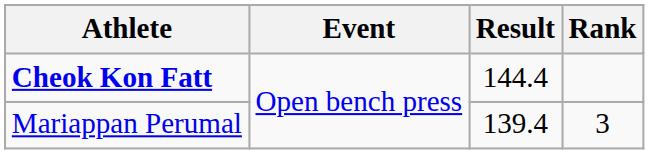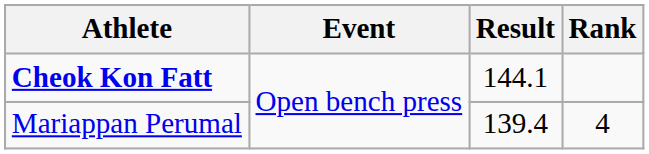(515, 76) 144.4 -> (515, 76) 144.1
(603, 124) 3 -> (603, 124) 4
